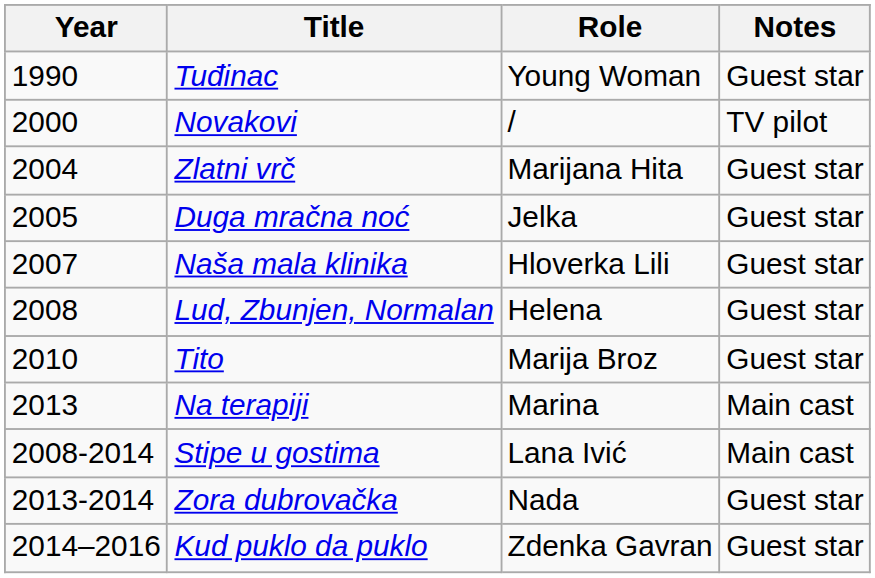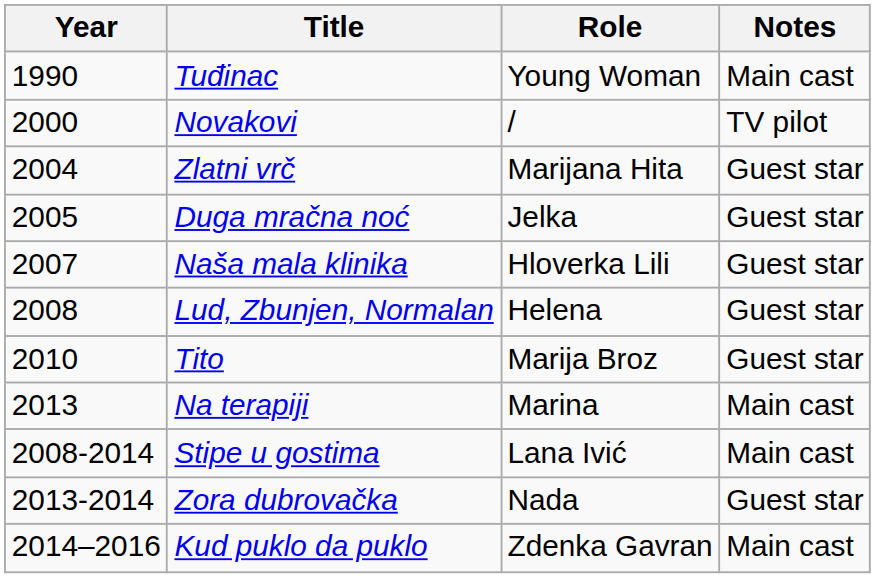(795, 75) Guest star -> (790, 75) Main cast
(795, 547) Guest star -> (790, 547) Main cast
